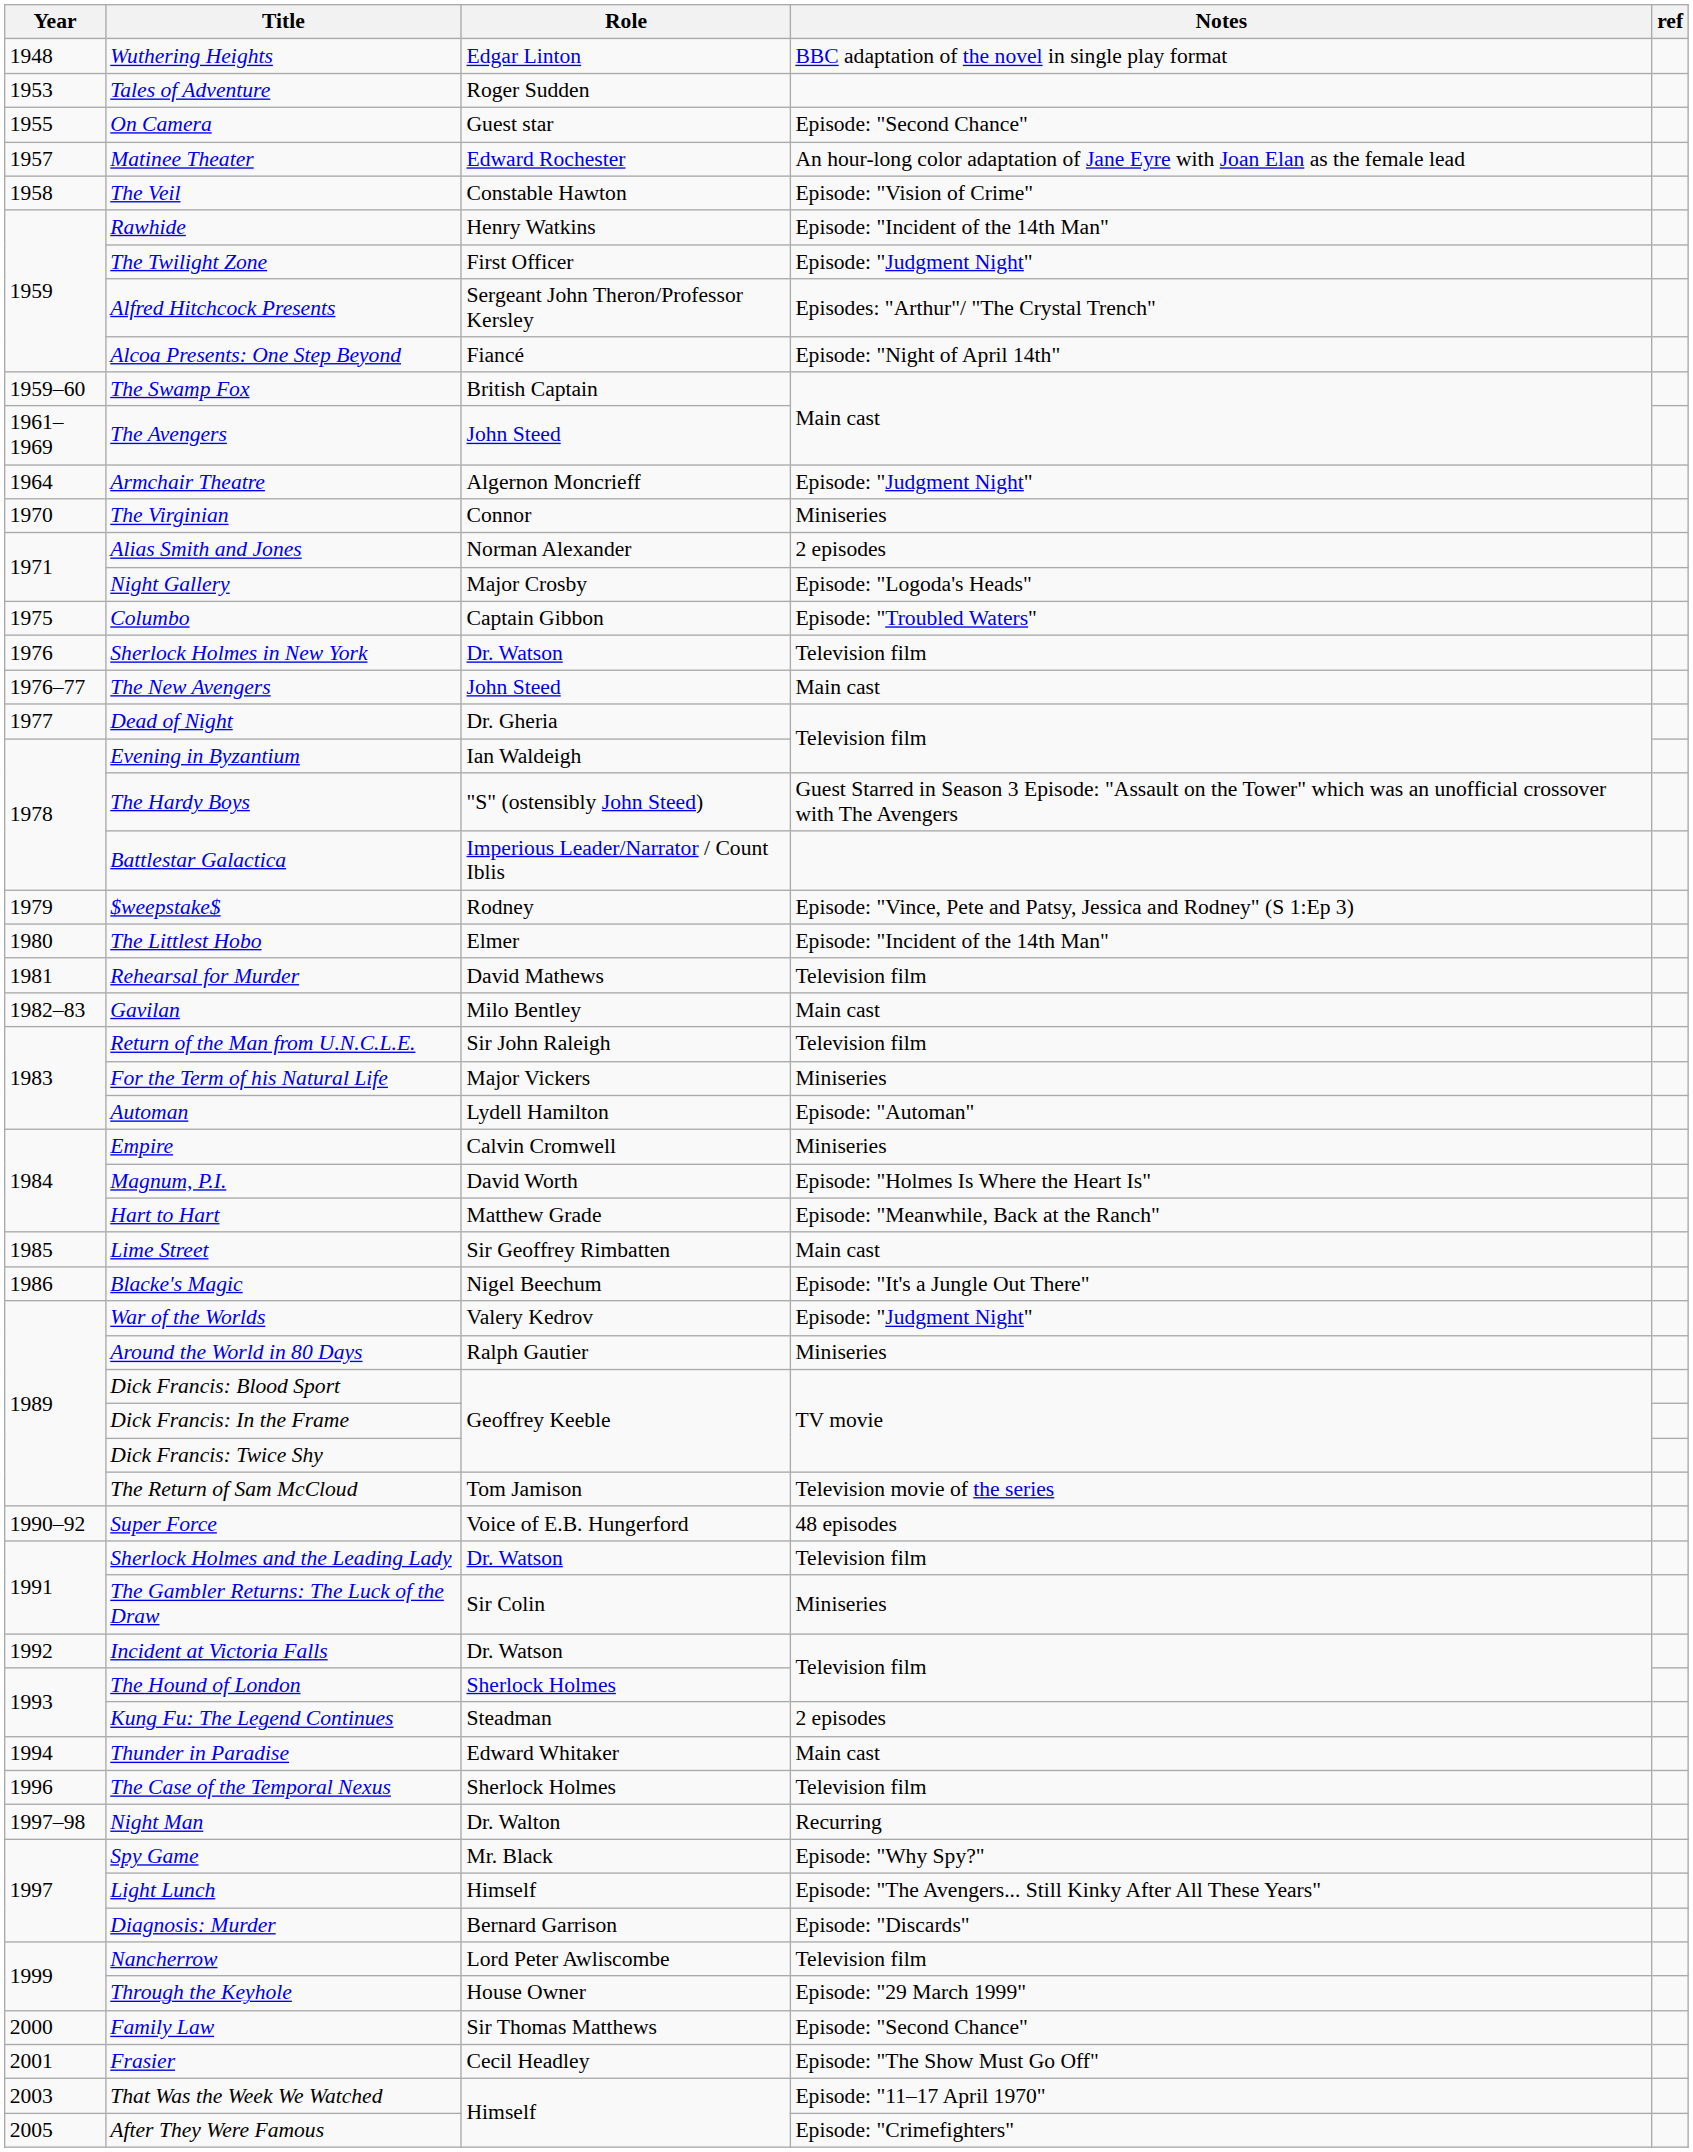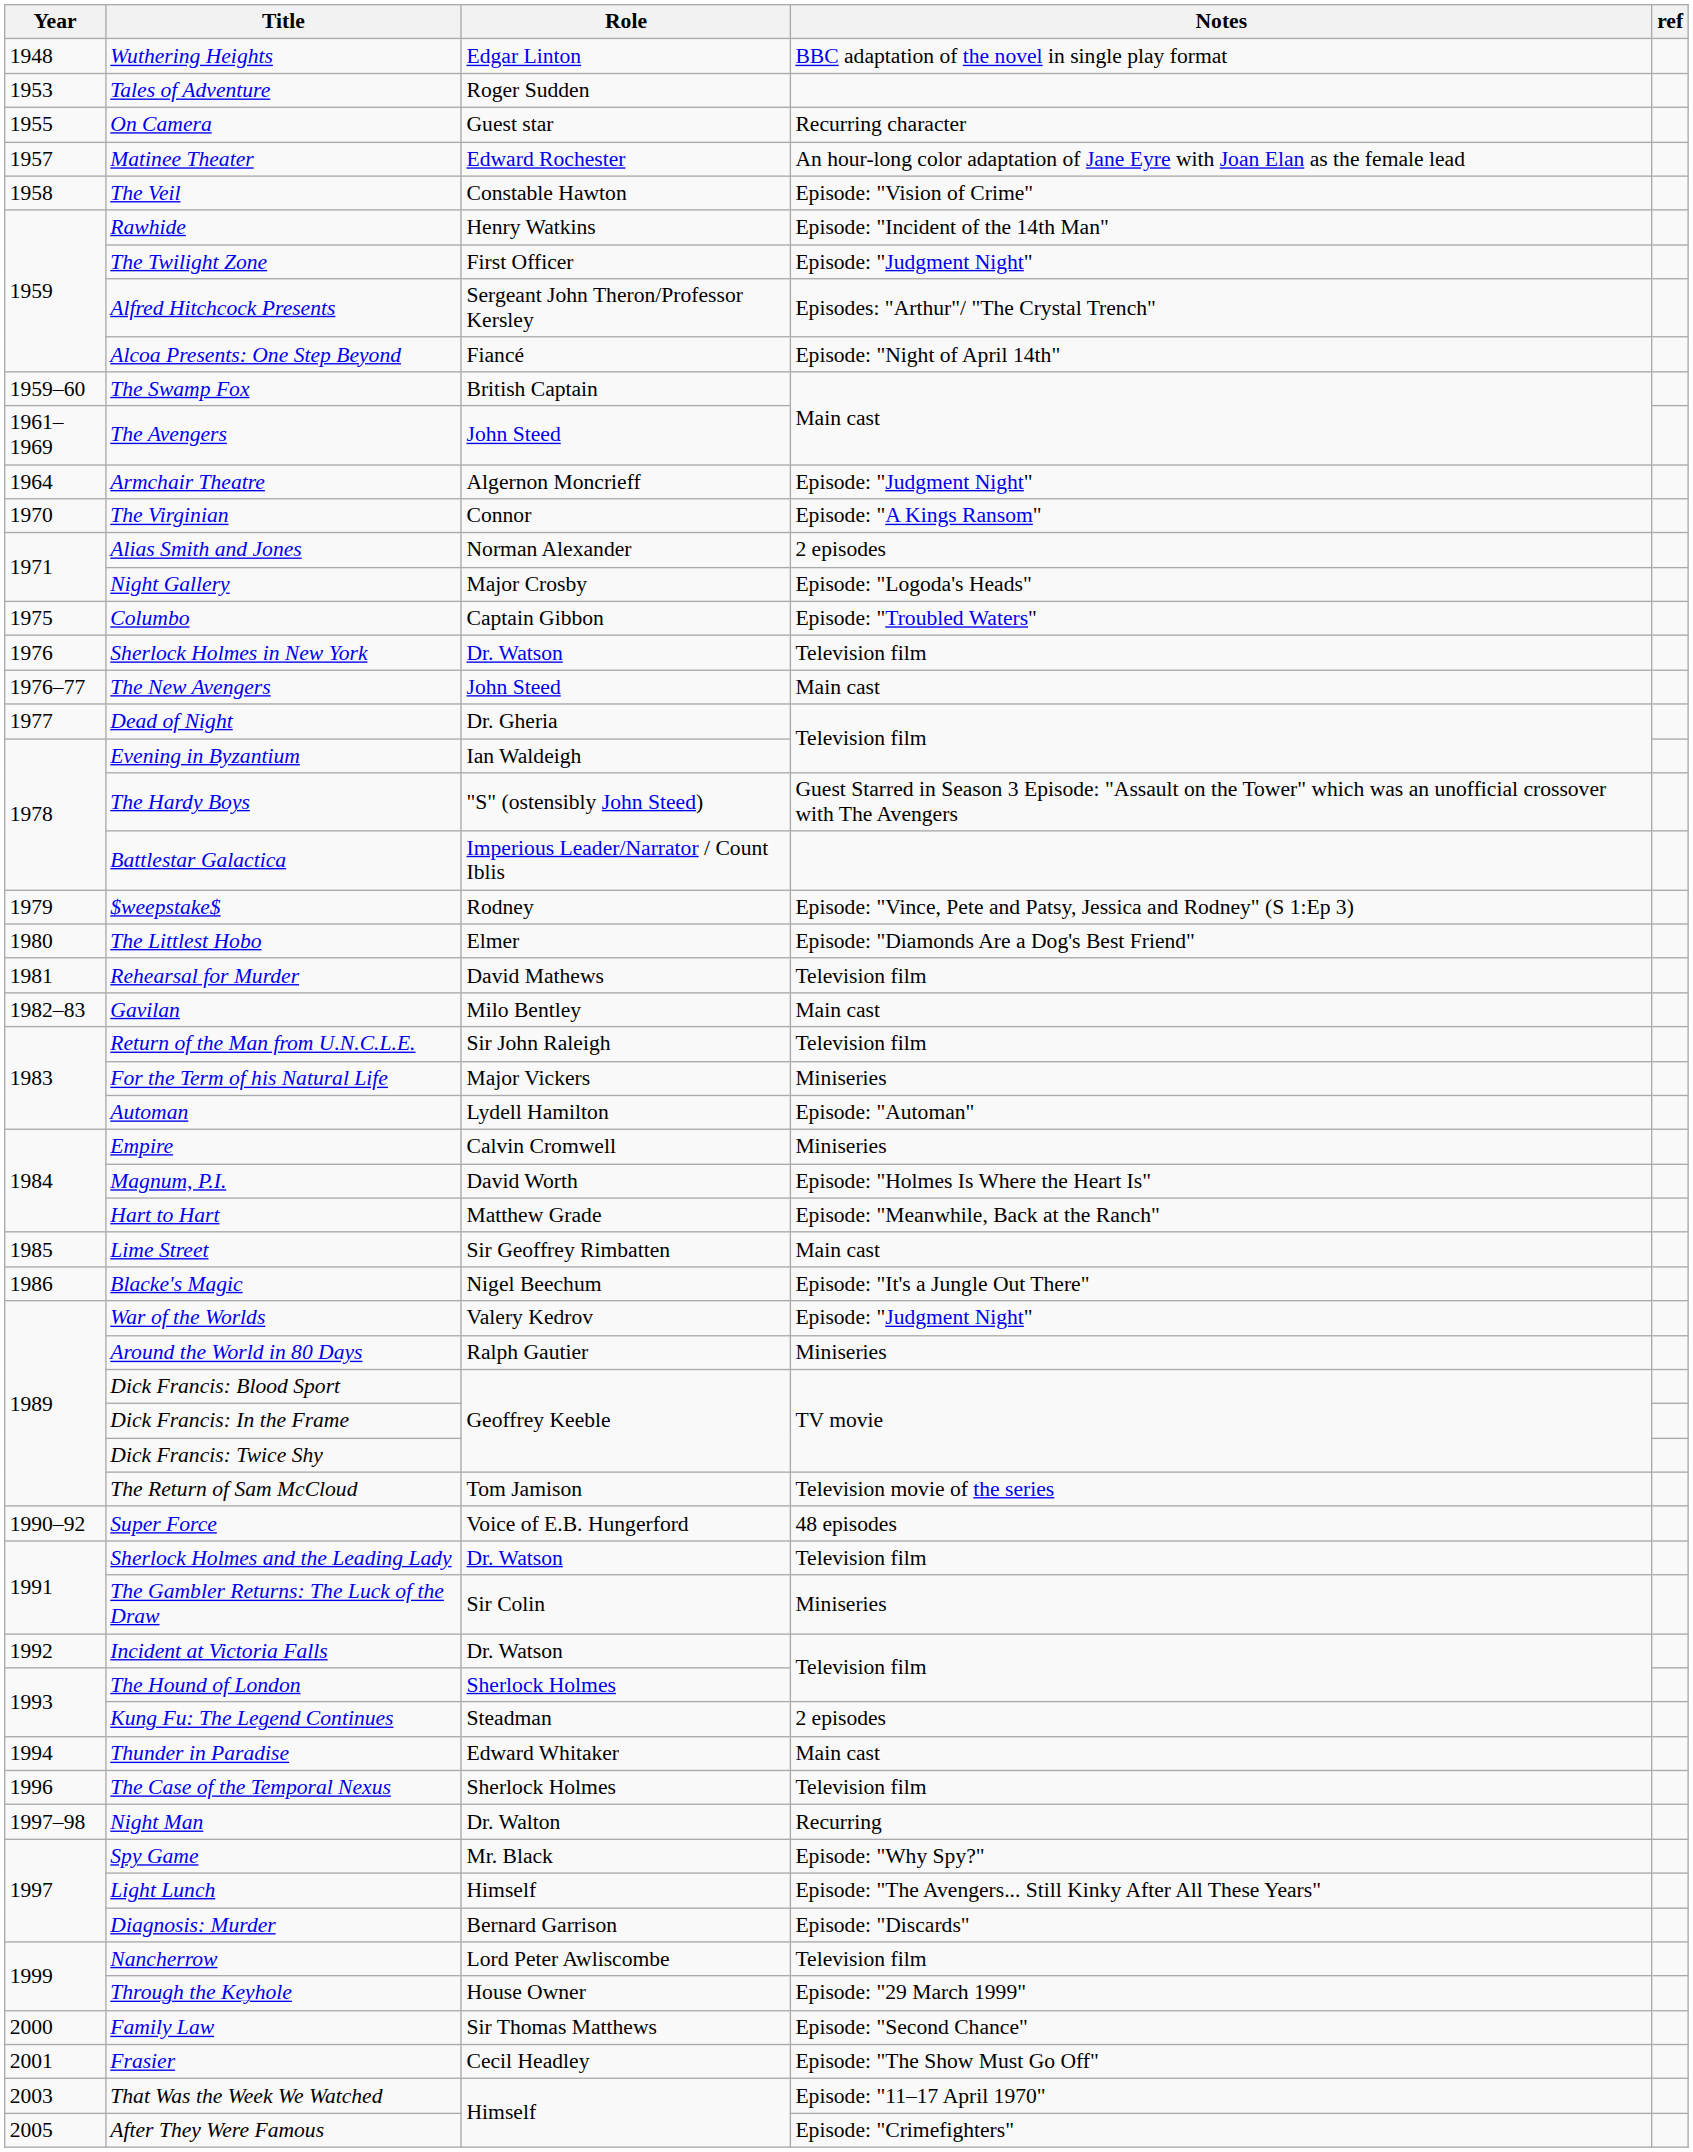(912, 124) Episode: "Second Chance" -> (881, 124) Recurring character
(841, 515) Miniseries -> (919, 515) Episode: "A Kings Ransom"
(952, 940) Episode: "Incident of the 14th Man" -> (995, 940) Episode: "Diamonds Are a Dog's Best Friend"
